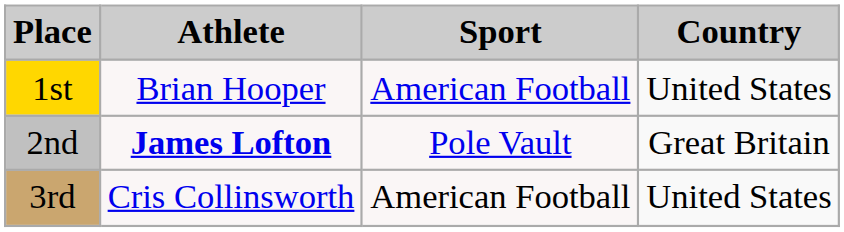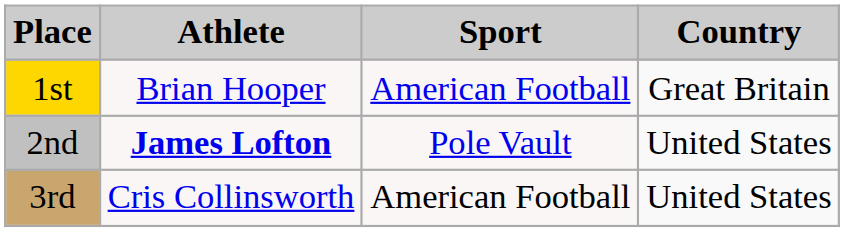(739, 87) United States -> (739, 87) Great Britain
(739, 142) Great Britain -> (739, 142) United States
